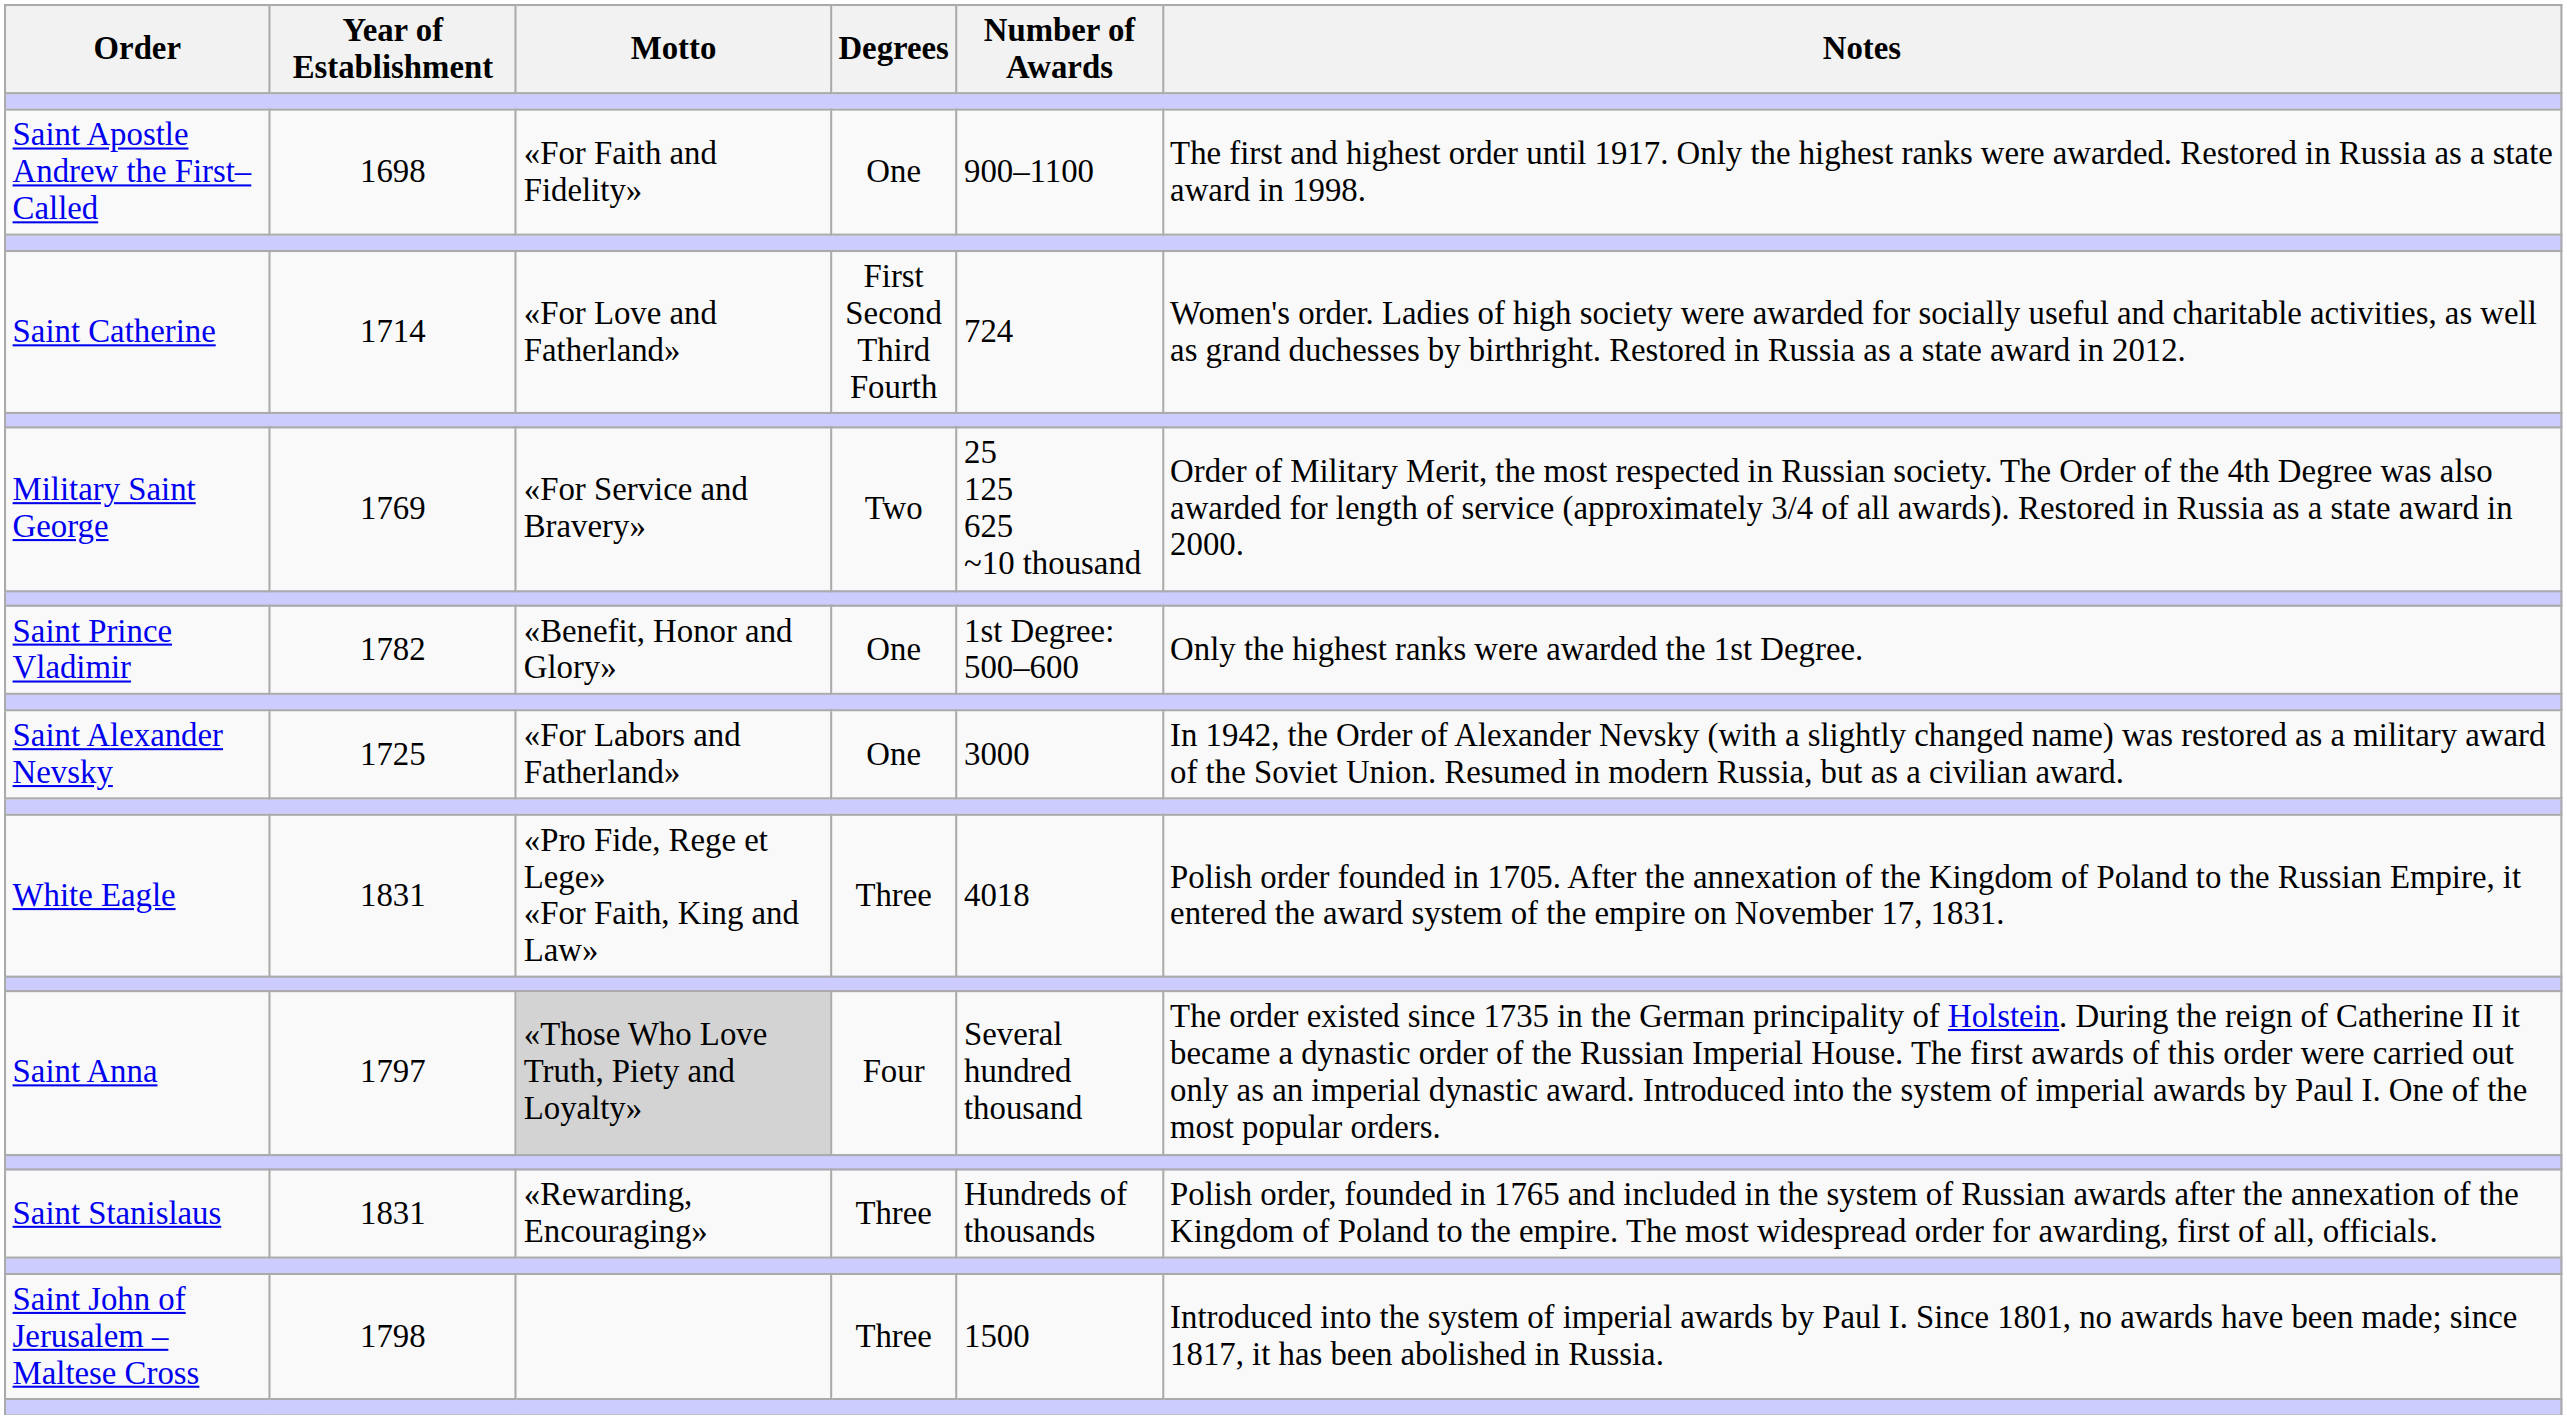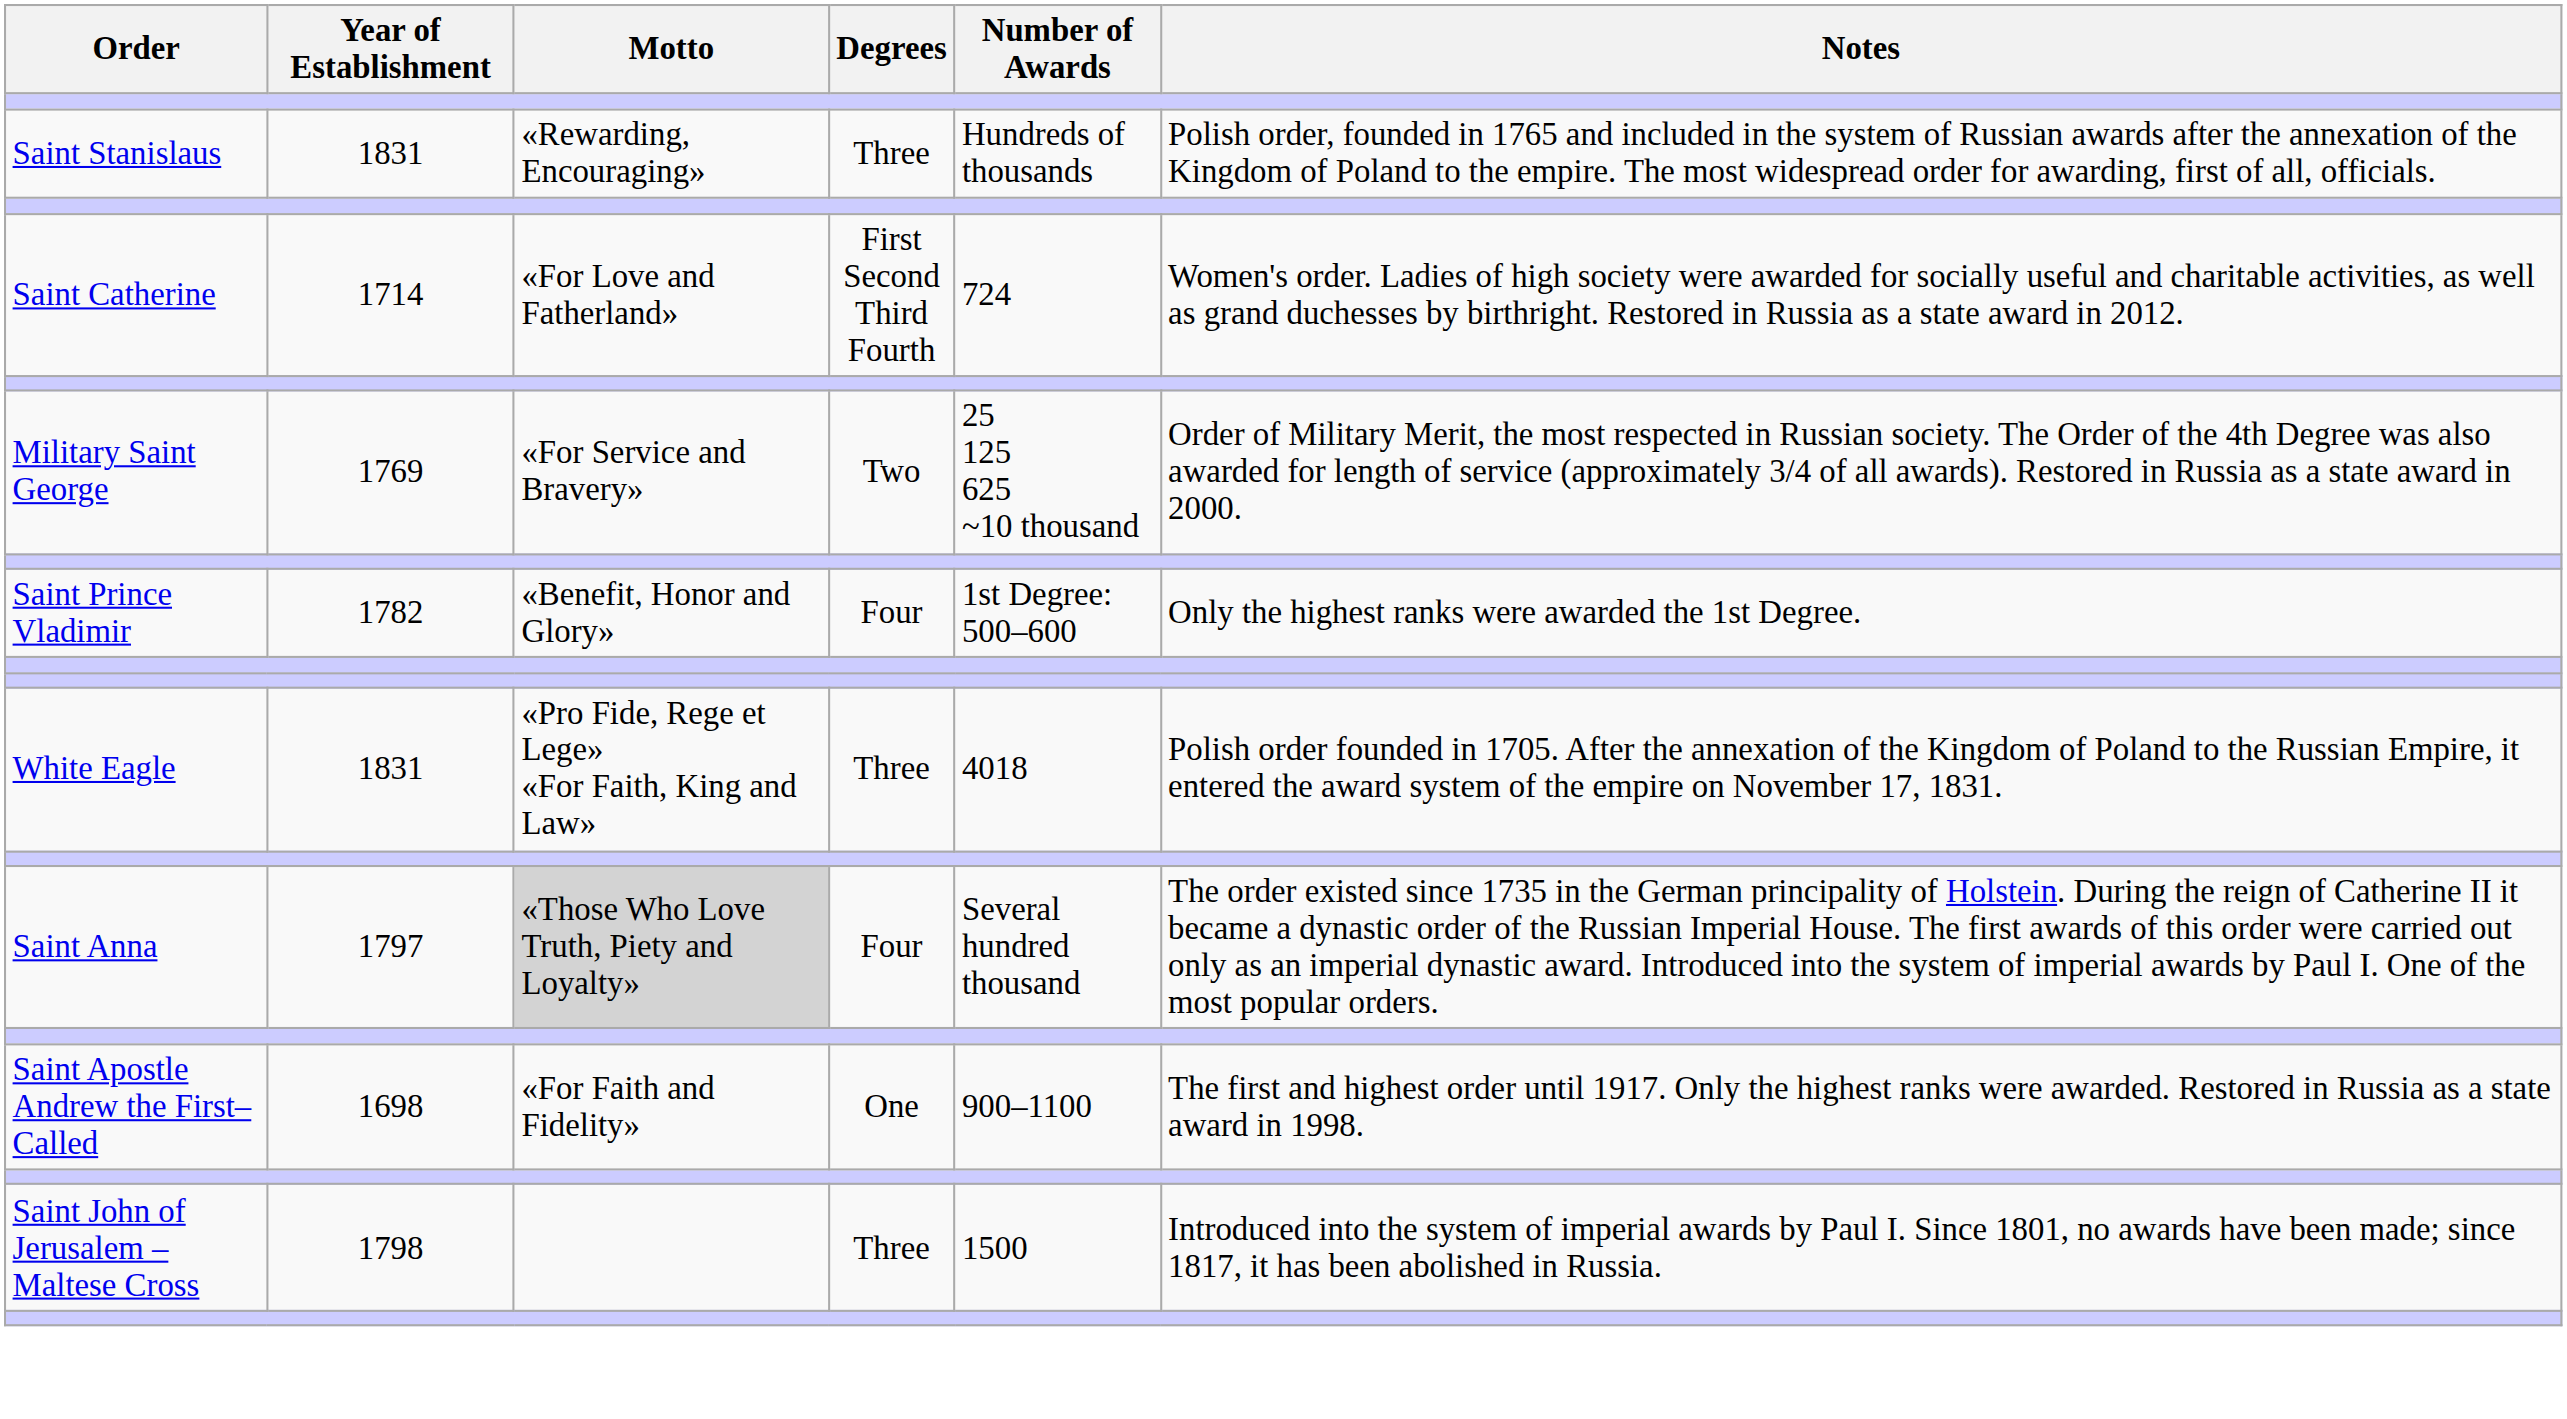rows swapped: (132, 171) <-> (117, 1213)
(894, 649) One -> (892, 612) Four
- row: (118, 753)
